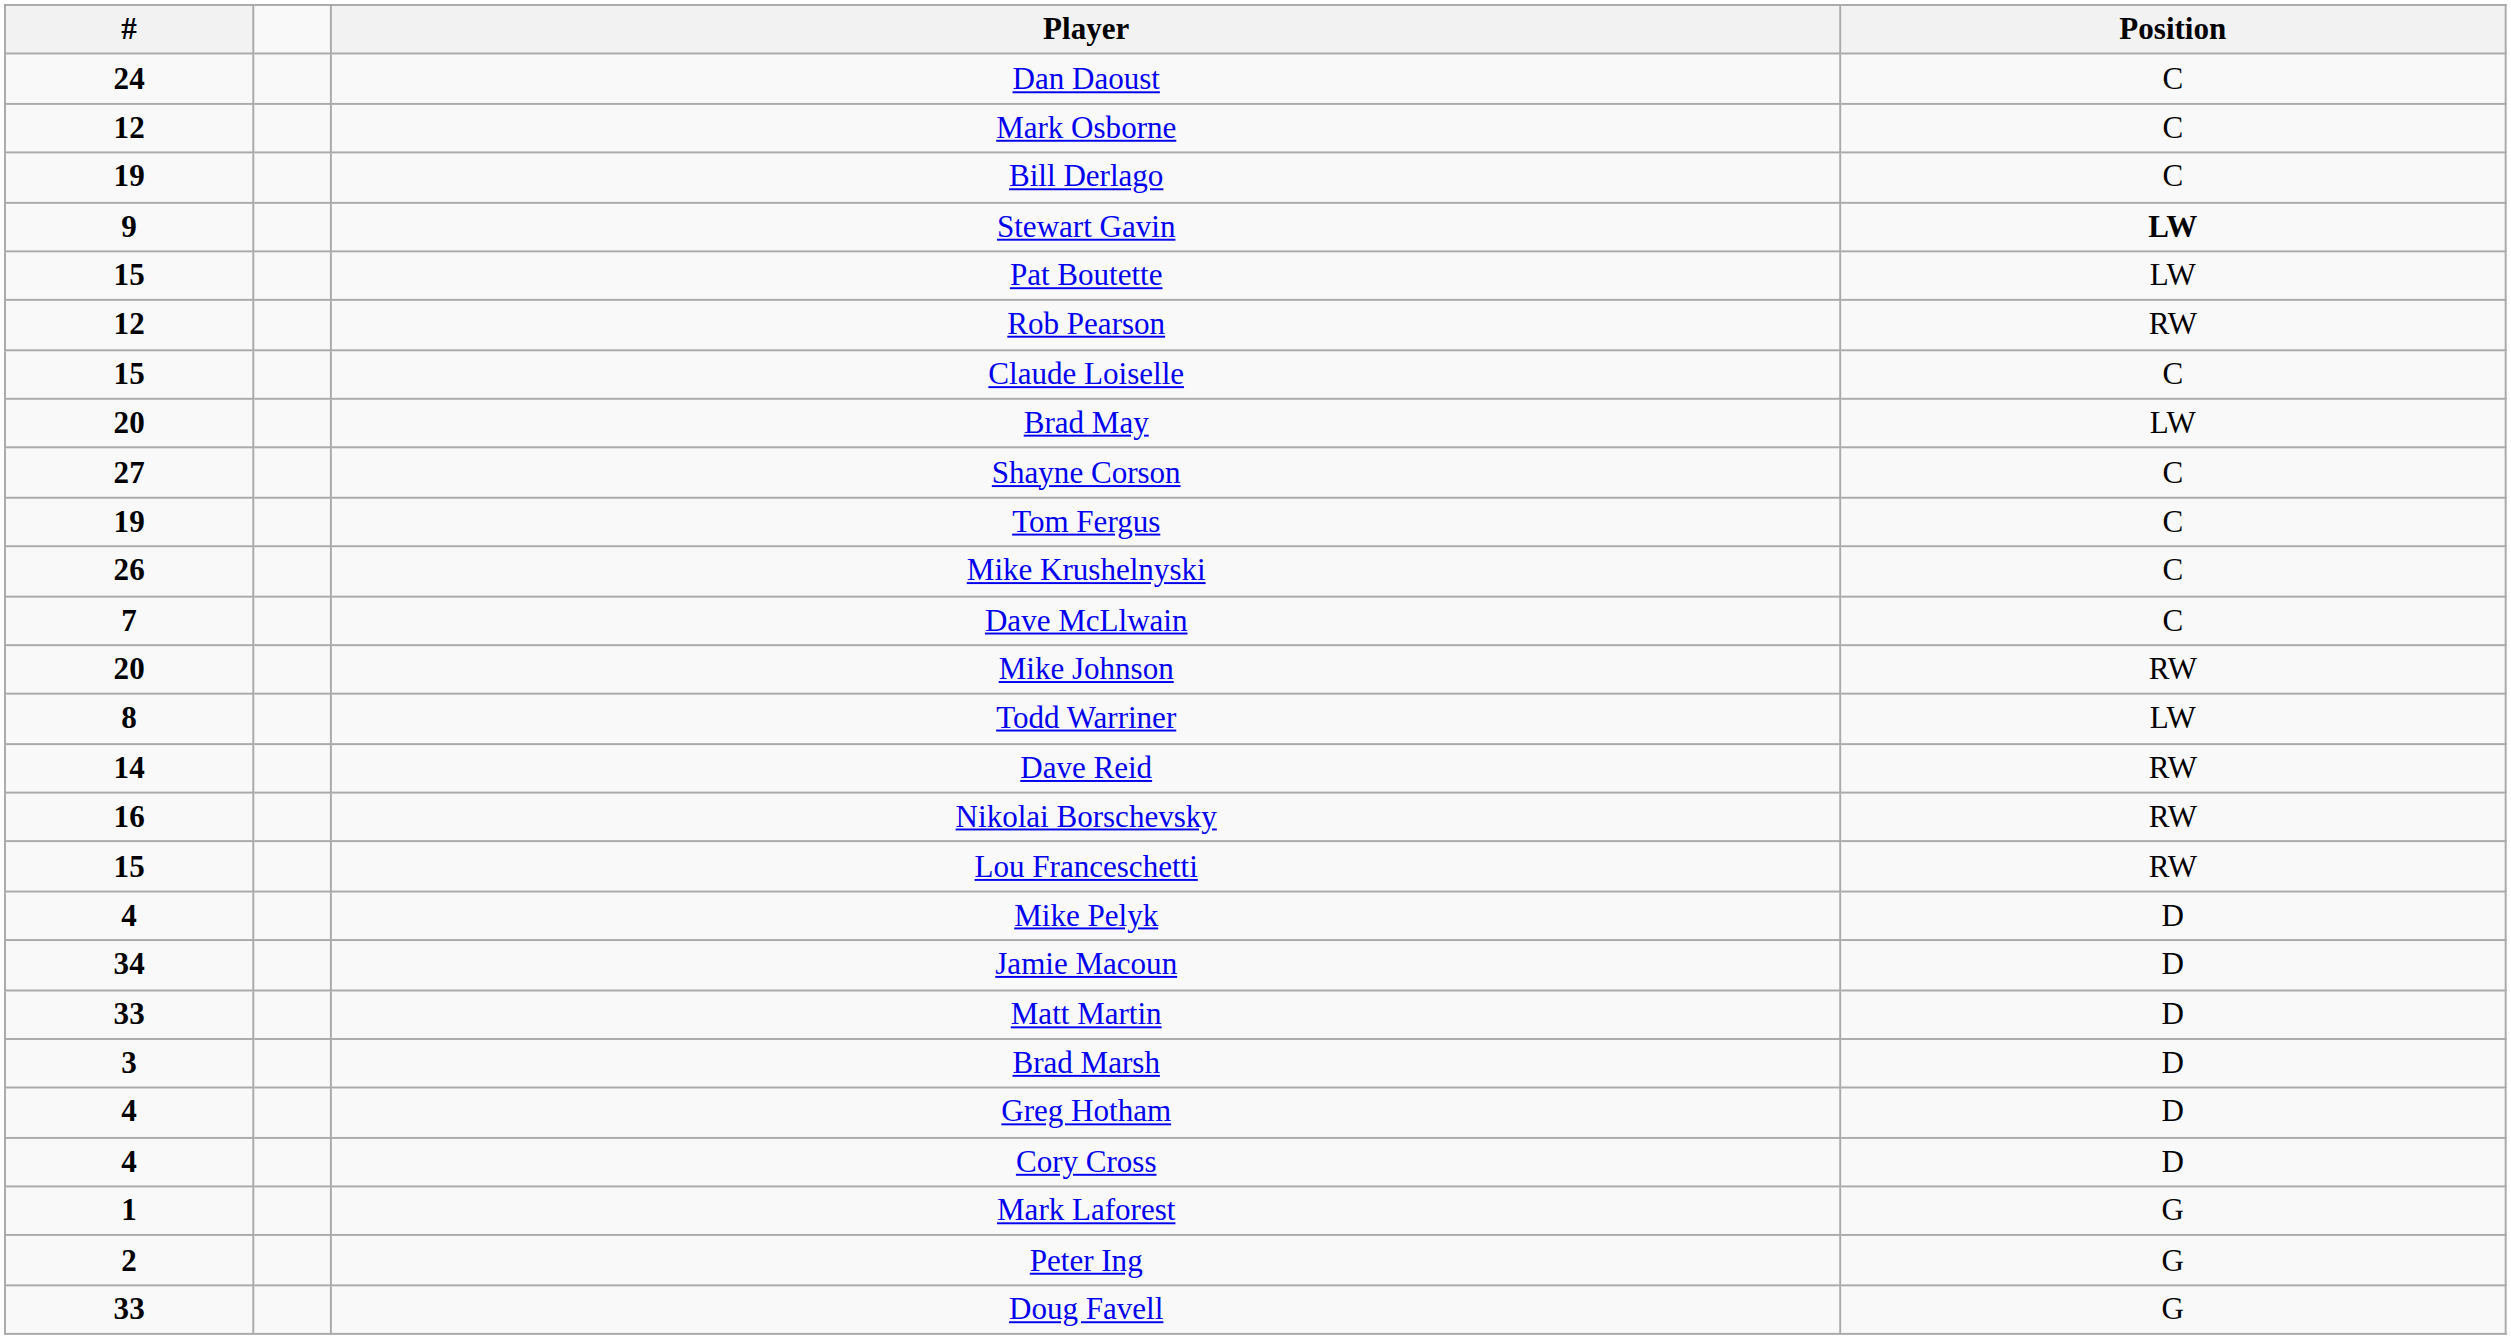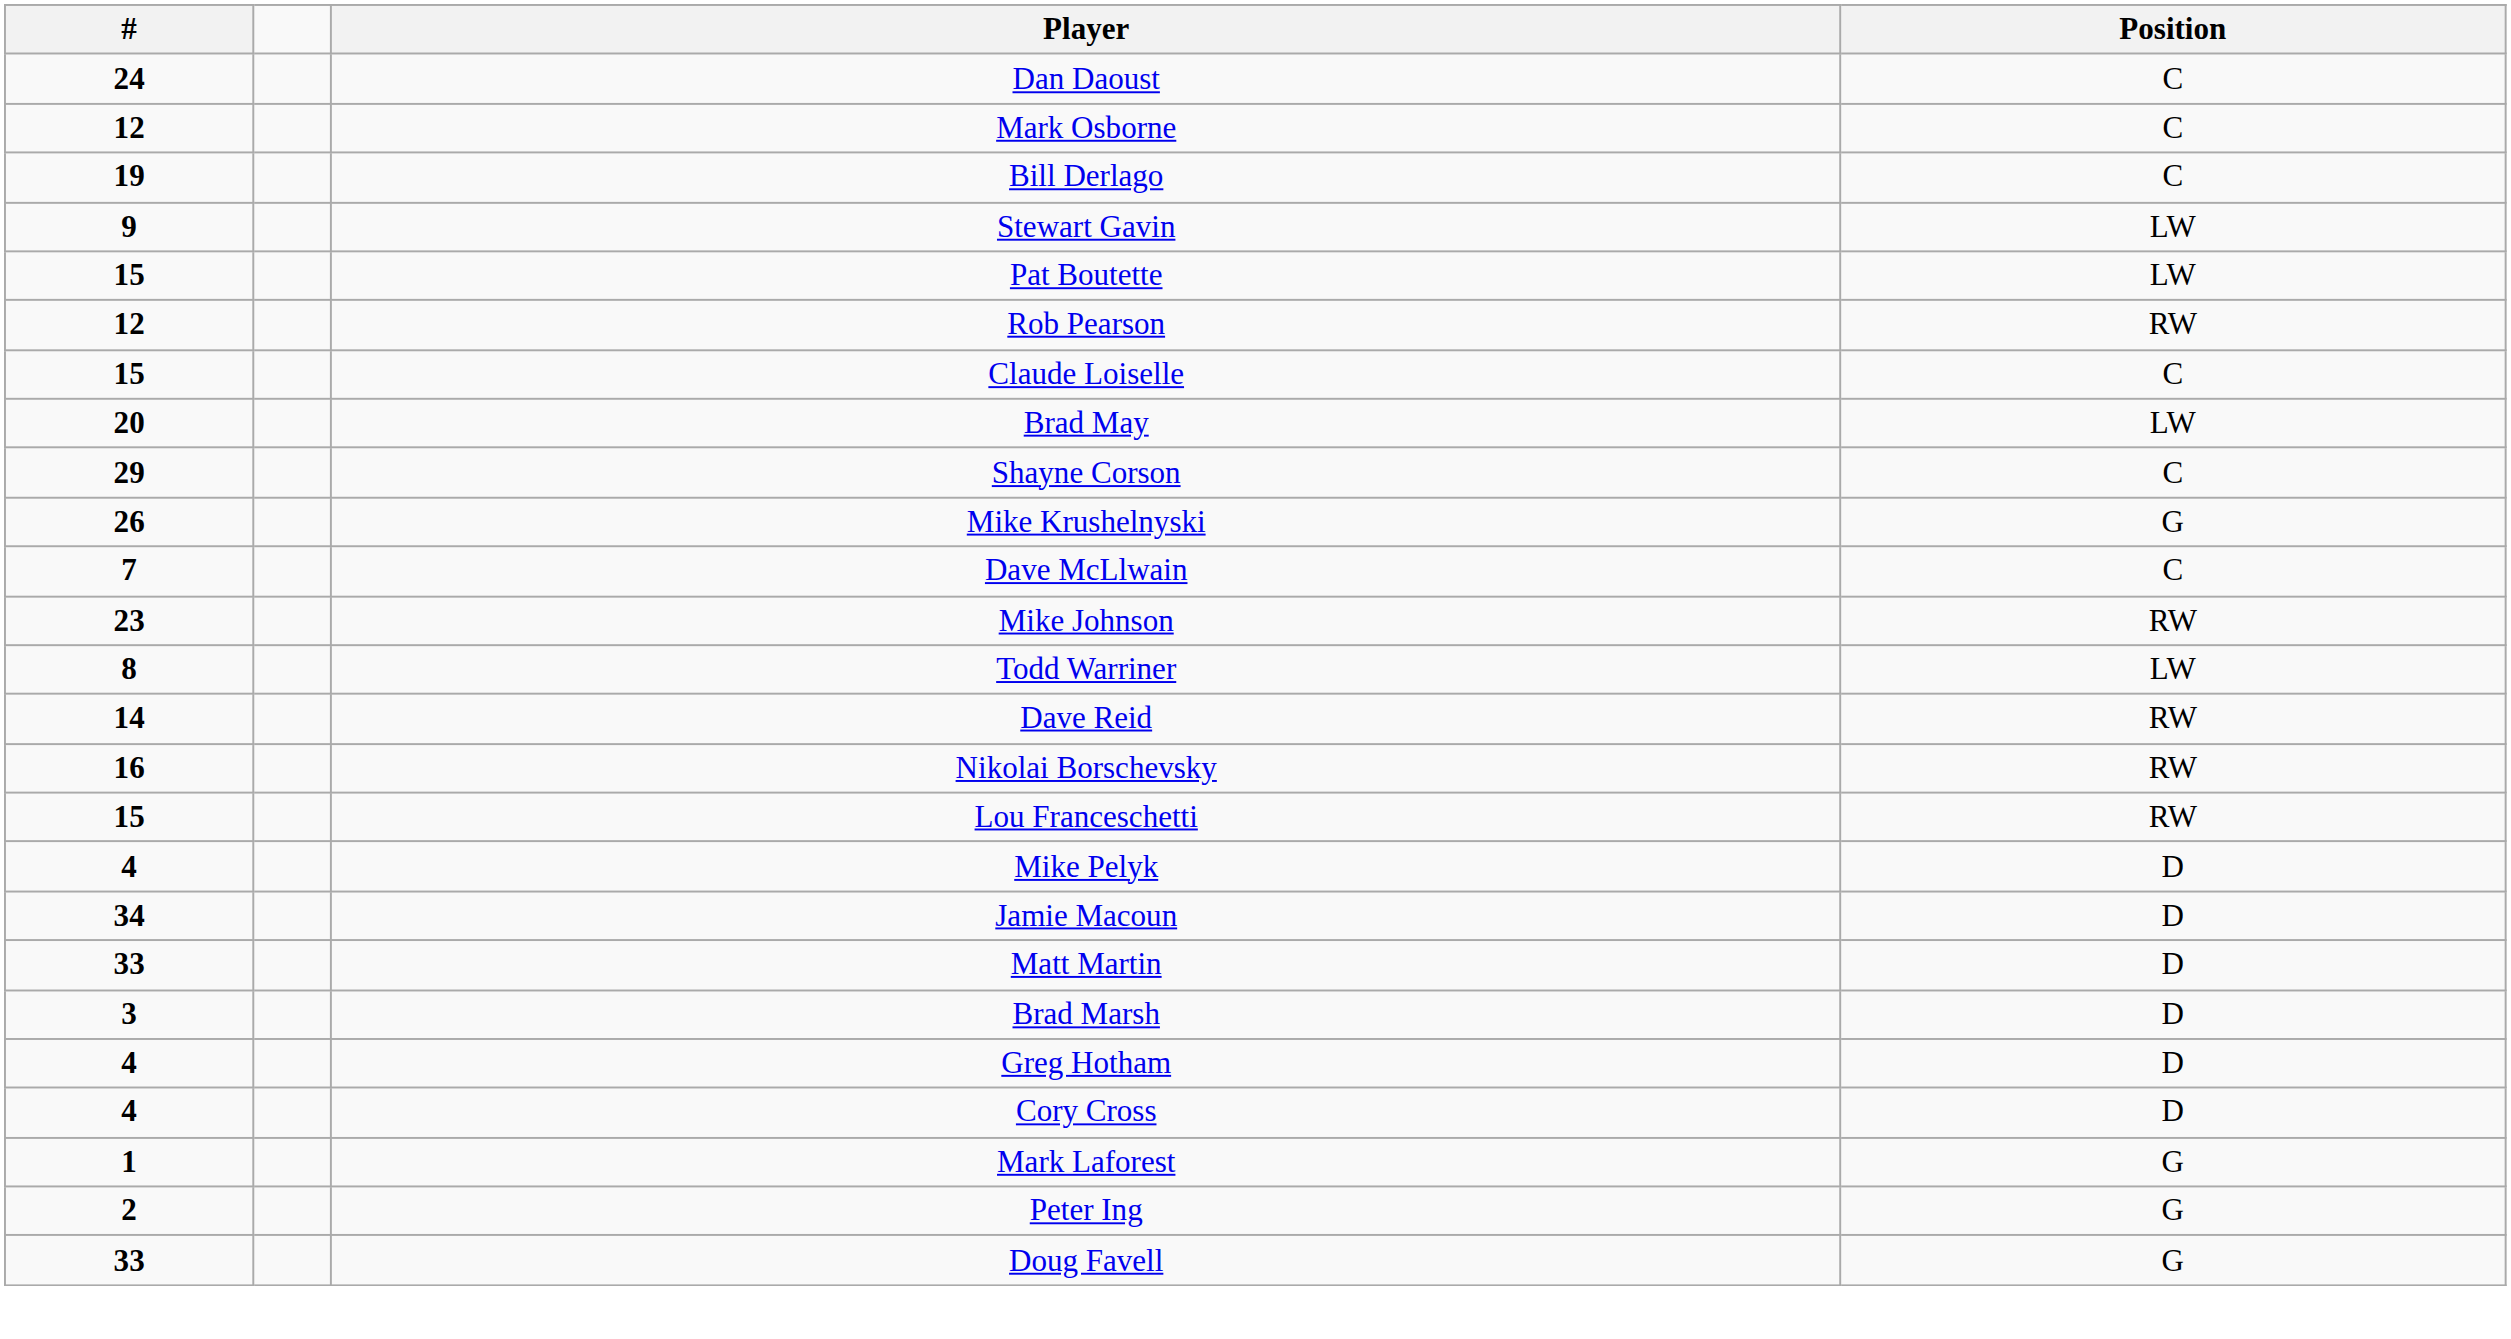(2173, 226) bold -> (2173, 226) normal
(129, 472) 27 -> (129, 472) 29
- row: (1086, 521)
(2173, 570) C -> (2173, 521) G
(129, 669) 20 -> (129, 619) 23
